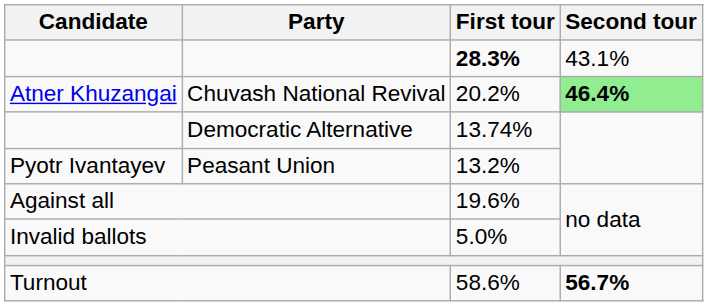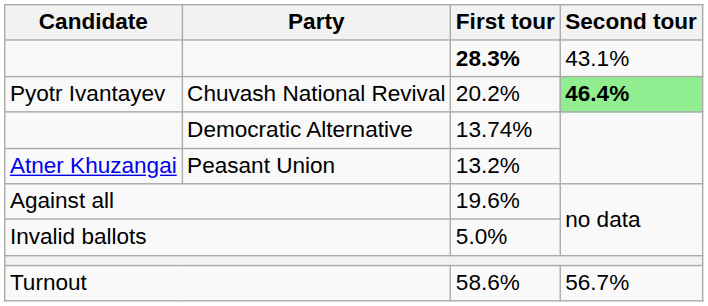(93, 93) Atner Khuzangai -> (88, 93) Pyotr Ivantayev
(88, 165) Pyotr Ivantayev -> (93, 165) Atner Khuzangai
(597, 283) bold -> (597, 283) normal
